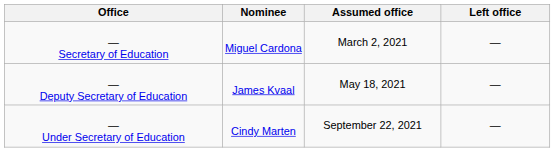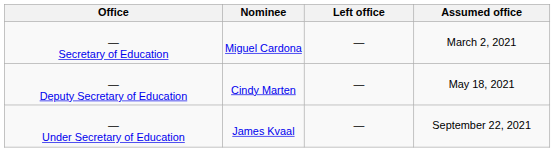columns swapped: (373, 13) <-> (495, 13)
(263, 90) James Kvaal -> (263, 90) Cindy Marten
(263, 132) Cindy Marten -> (263, 132) James Kvaal
